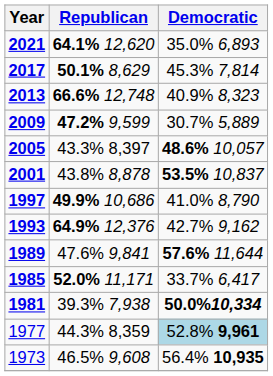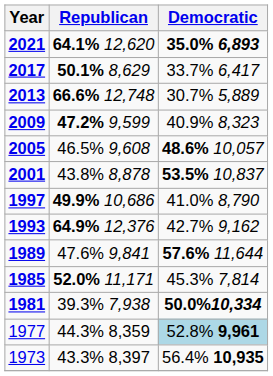(213, 44) normal -> (213, 44) bold
(213, 70) 45.3% 7,814 -> (213, 70) 33.7% 6,417
(213, 96) 40.9% 8,323 -> (213, 96) 30.7% 5,889
(213, 122) 30.7% 5,889 -> (213, 122) 40.9% 8,323
(104, 148) 43.3% 8,397 -> (104, 148) 46.5% 9,608
(213, 279) 33.7% 6,417 -> (213, 279) 45.3% 7,814
(104, 357) 46.5% 9,608 -> (104, 357) 43.3% 8,397
